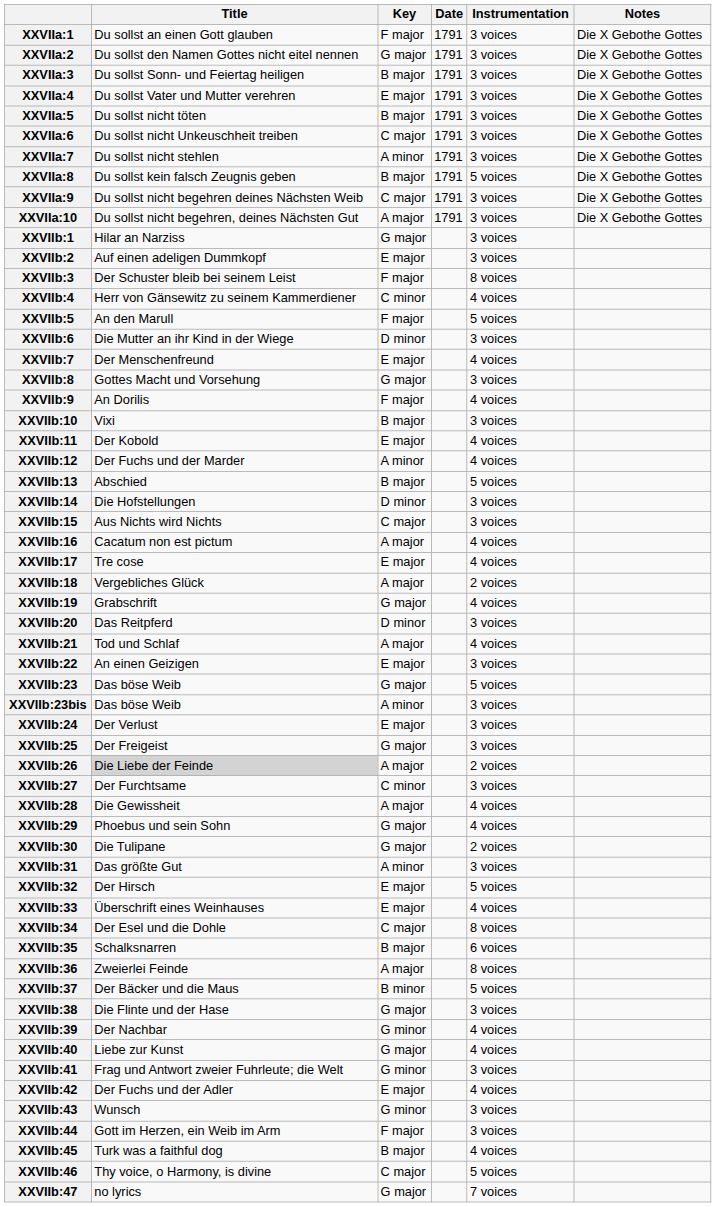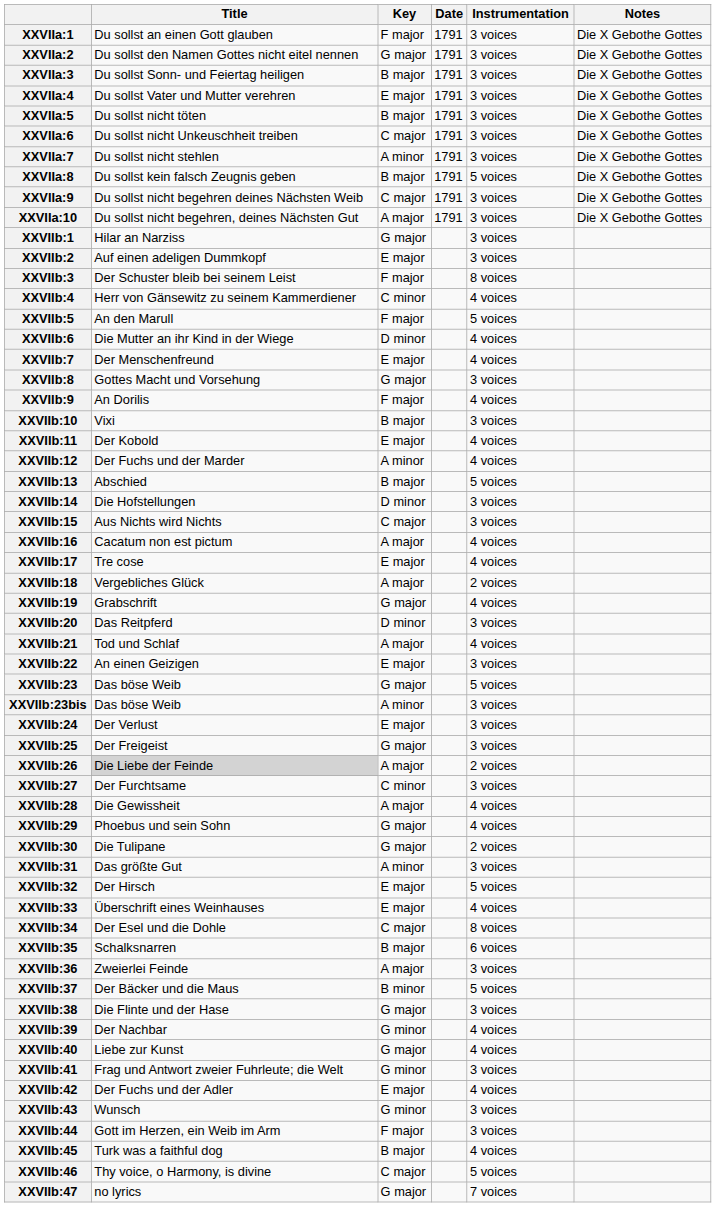(494, 339) 3 voices -> (494, 339) 4 voices
(494, 968) 8 voices -> (494, 968) 3 voices
